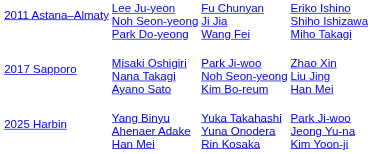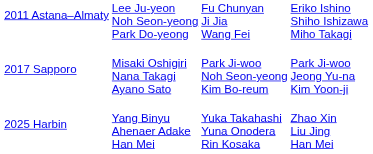(314, 76) Zhao Xin Liu Jing Han Mei -> (323, 76) Park Ji-woo Jeong Yu-na Kim Yoon-ji
(323, 131) Park Ji-woo Jeong Yu-na Kim Yoon-ji -> (314, 131) Zhao Xin Liu Jing Han Mei
